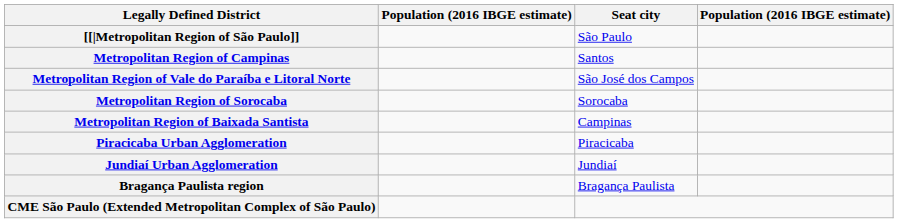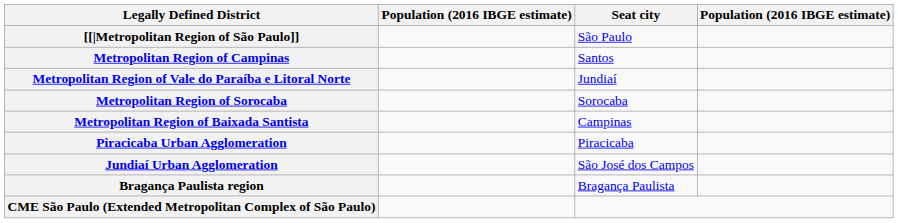(636, 79) São José dos Campos -> (597, 79) Jundiaí
(597, 164) Jundiaí -> (636, 164) São José dos Campos
